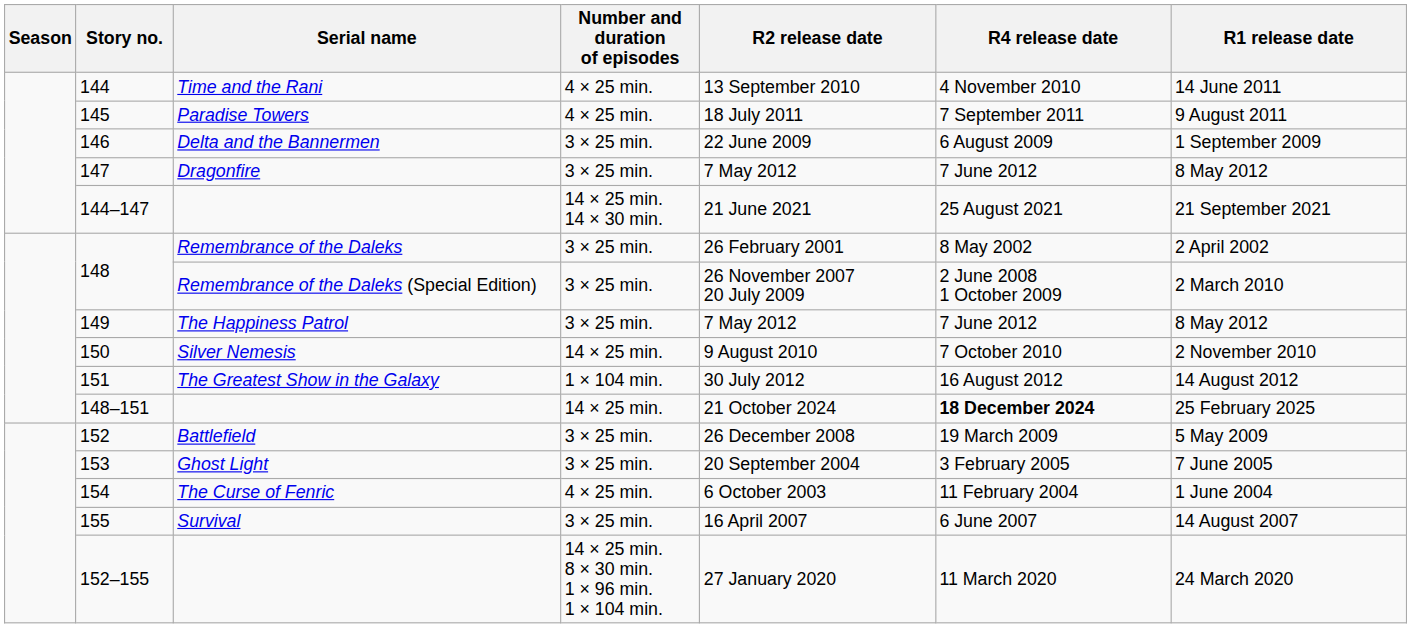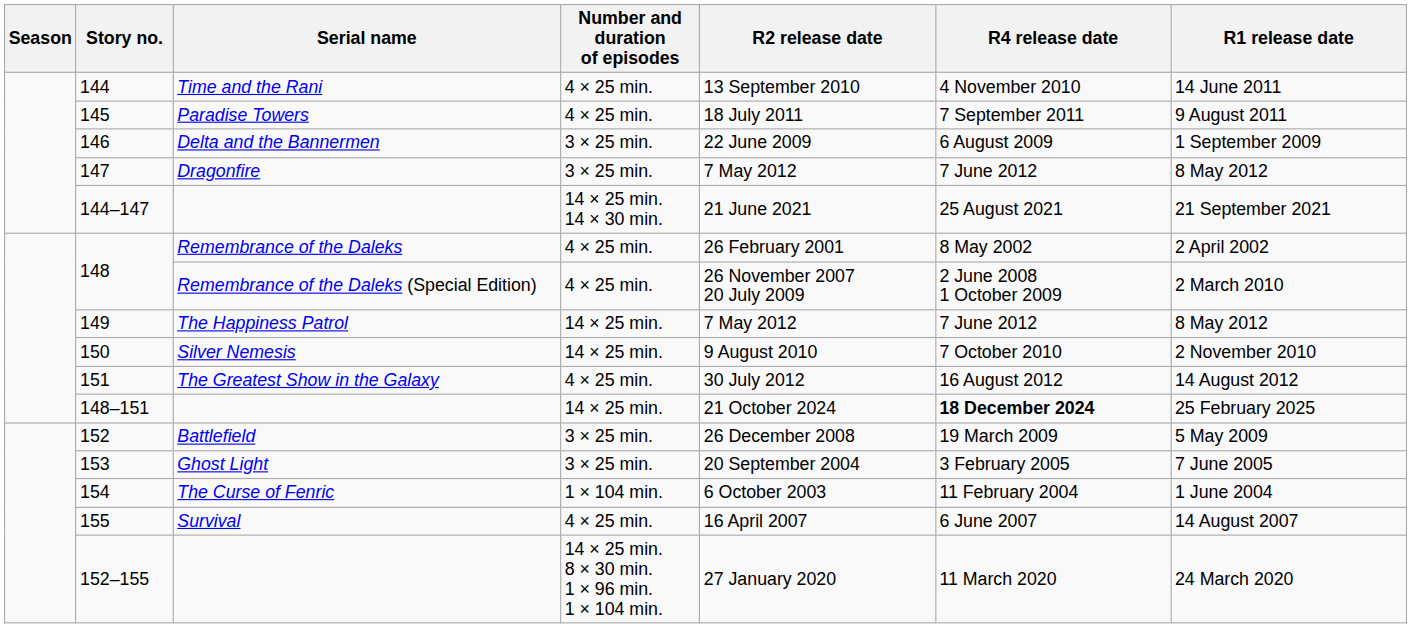(609, 247) 3 × 25 min. -> (609, 247) 4 × 25 min.
(609, 285) 3 × 25 min. -> (609, 285) 4 × 25 min.
(609, 323) 3 × 25 min. -> (614, 323) 14 × 25 min.
(614, 380) 1 × 104 min. -> (609, 380) 4 × 25 min.
(609, 492) 4 × 25 min. -> (614, 492) 1 × 104 min.
(609, 520) 3 × 25 min. -> (609, 520) 4 × 25 min.
